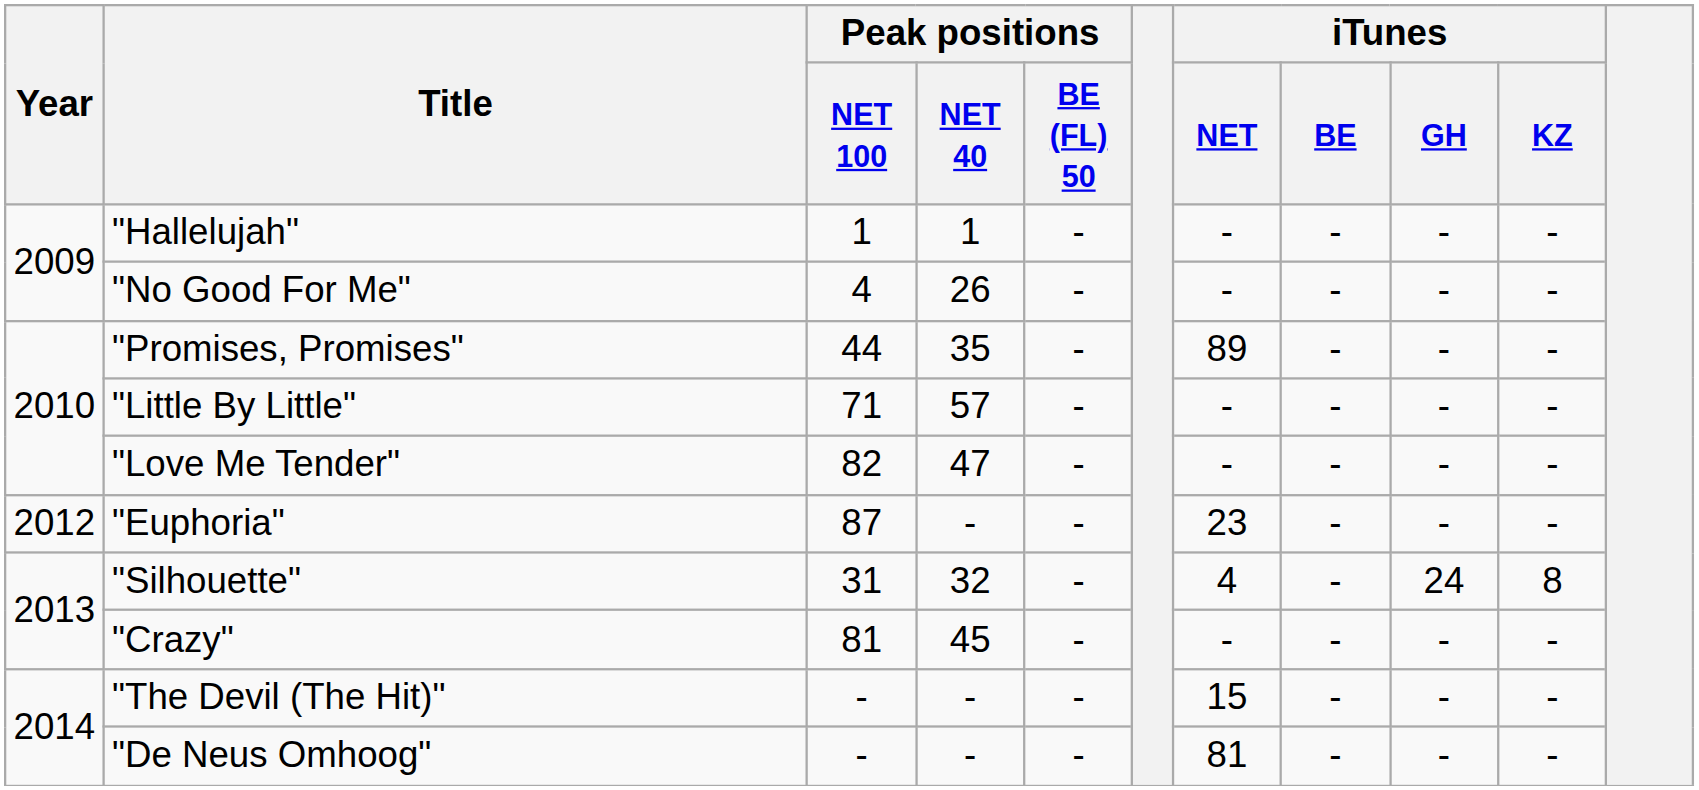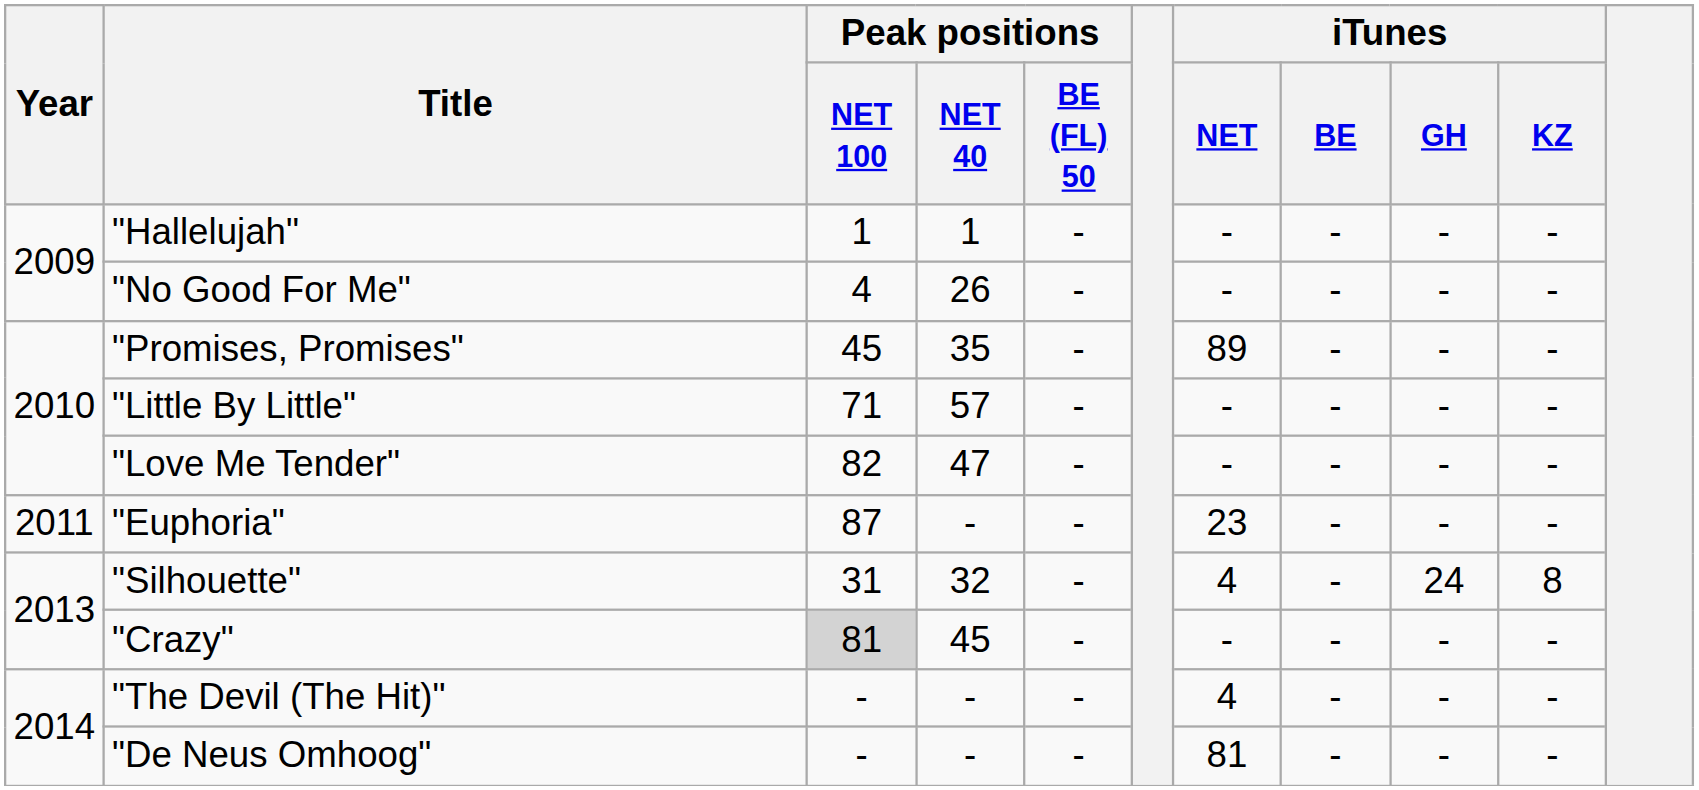(862, 348) 44 -> (862, 348) 45
(54, 522) 2012 -> (54, 522) 2011
(862, 638) no background -> (862, 638) lightgrey background
(1227, 697) 15 -> (1227, 697) 4
